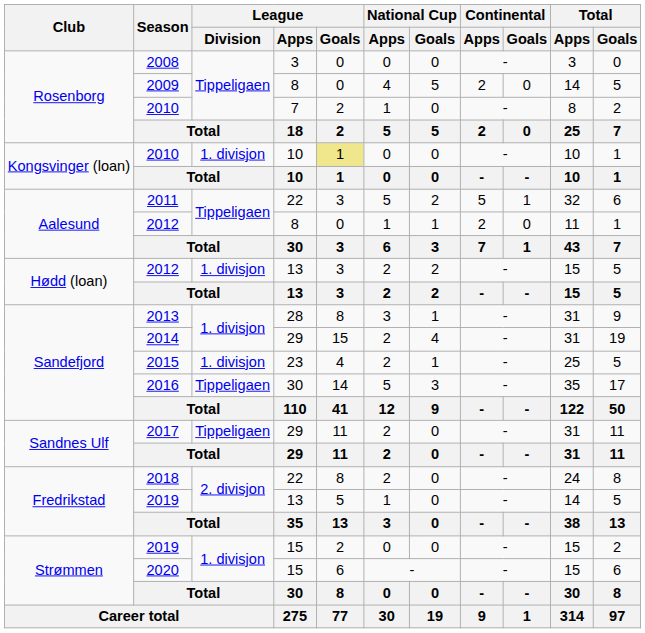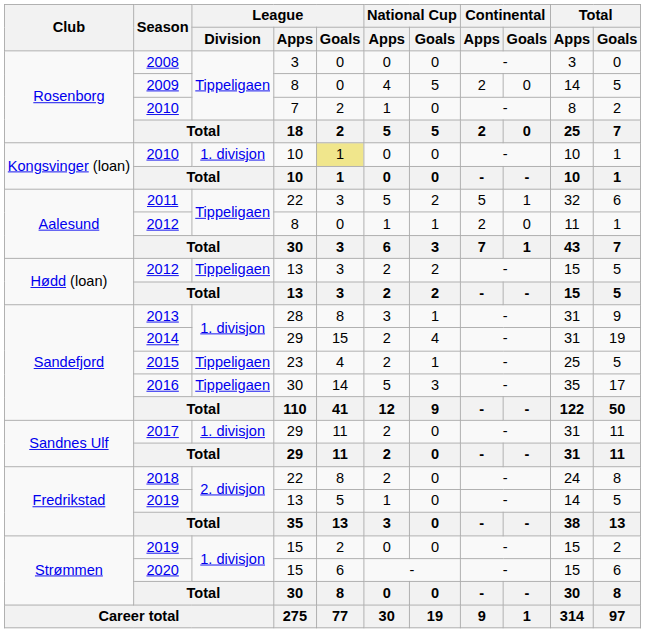(233, 270) 1. divisjon -> (233, 270) Tippeligaen
(233, 362) 1. divisjon -> (233, 362) Tippeligaen
(233, 431) Tippeligaen -> (233, 431) 1. divisjon
